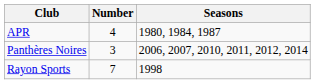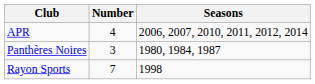(180, 32) 1980, 1984, 1987 -> (223, 32) 2006, 2007, 2010, 2011, 2012, 2014
(223, 50) 2006, 2007, 2010, 2011, 2012, 2014 -> (180, 50) 1980, 1984, 1987
